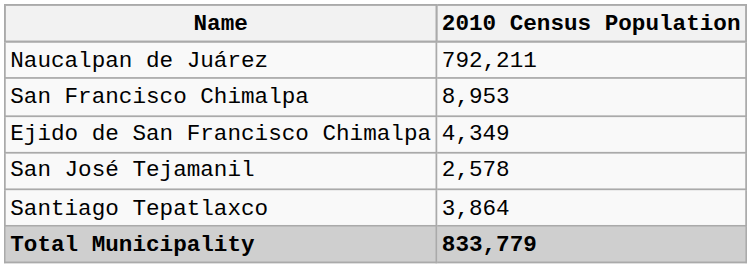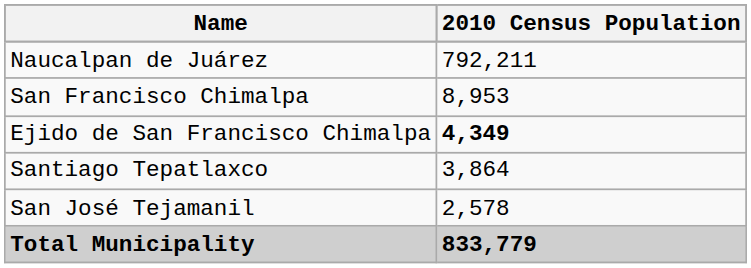(476, 134) normal -> (476, 134) bold
rows swapped: (139, 208) <-> (132, 171)
